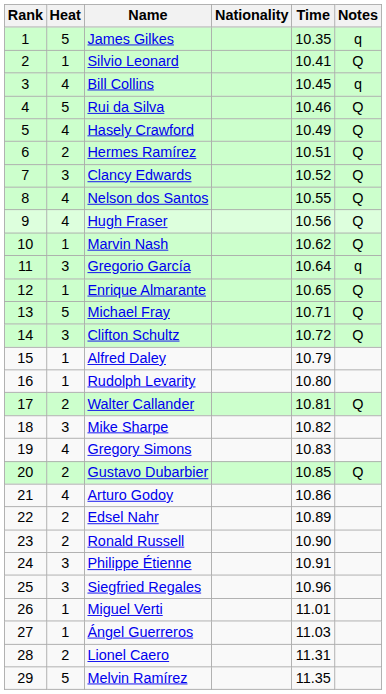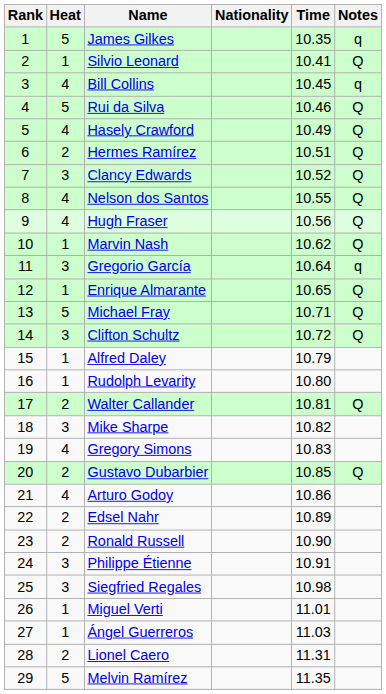(313, 586) 10.96 -> (313, 586) 10.98
